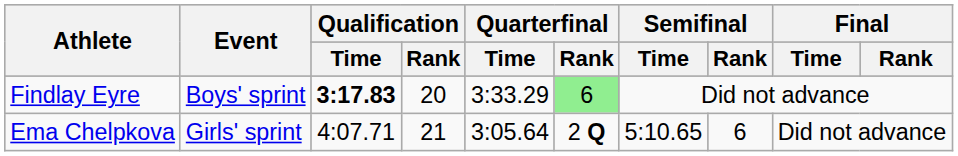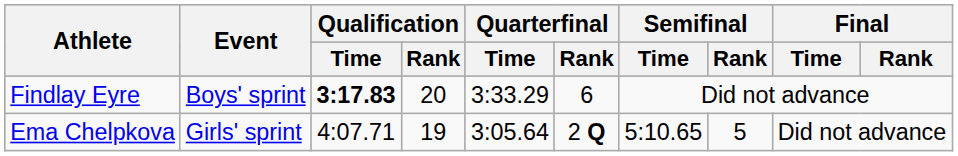(587, 95) lightgreen background -> (587, 95) no background
(433, 132) 21 -> (433, 132) 19
(740, 132) 6 -> (740, 132) 5
